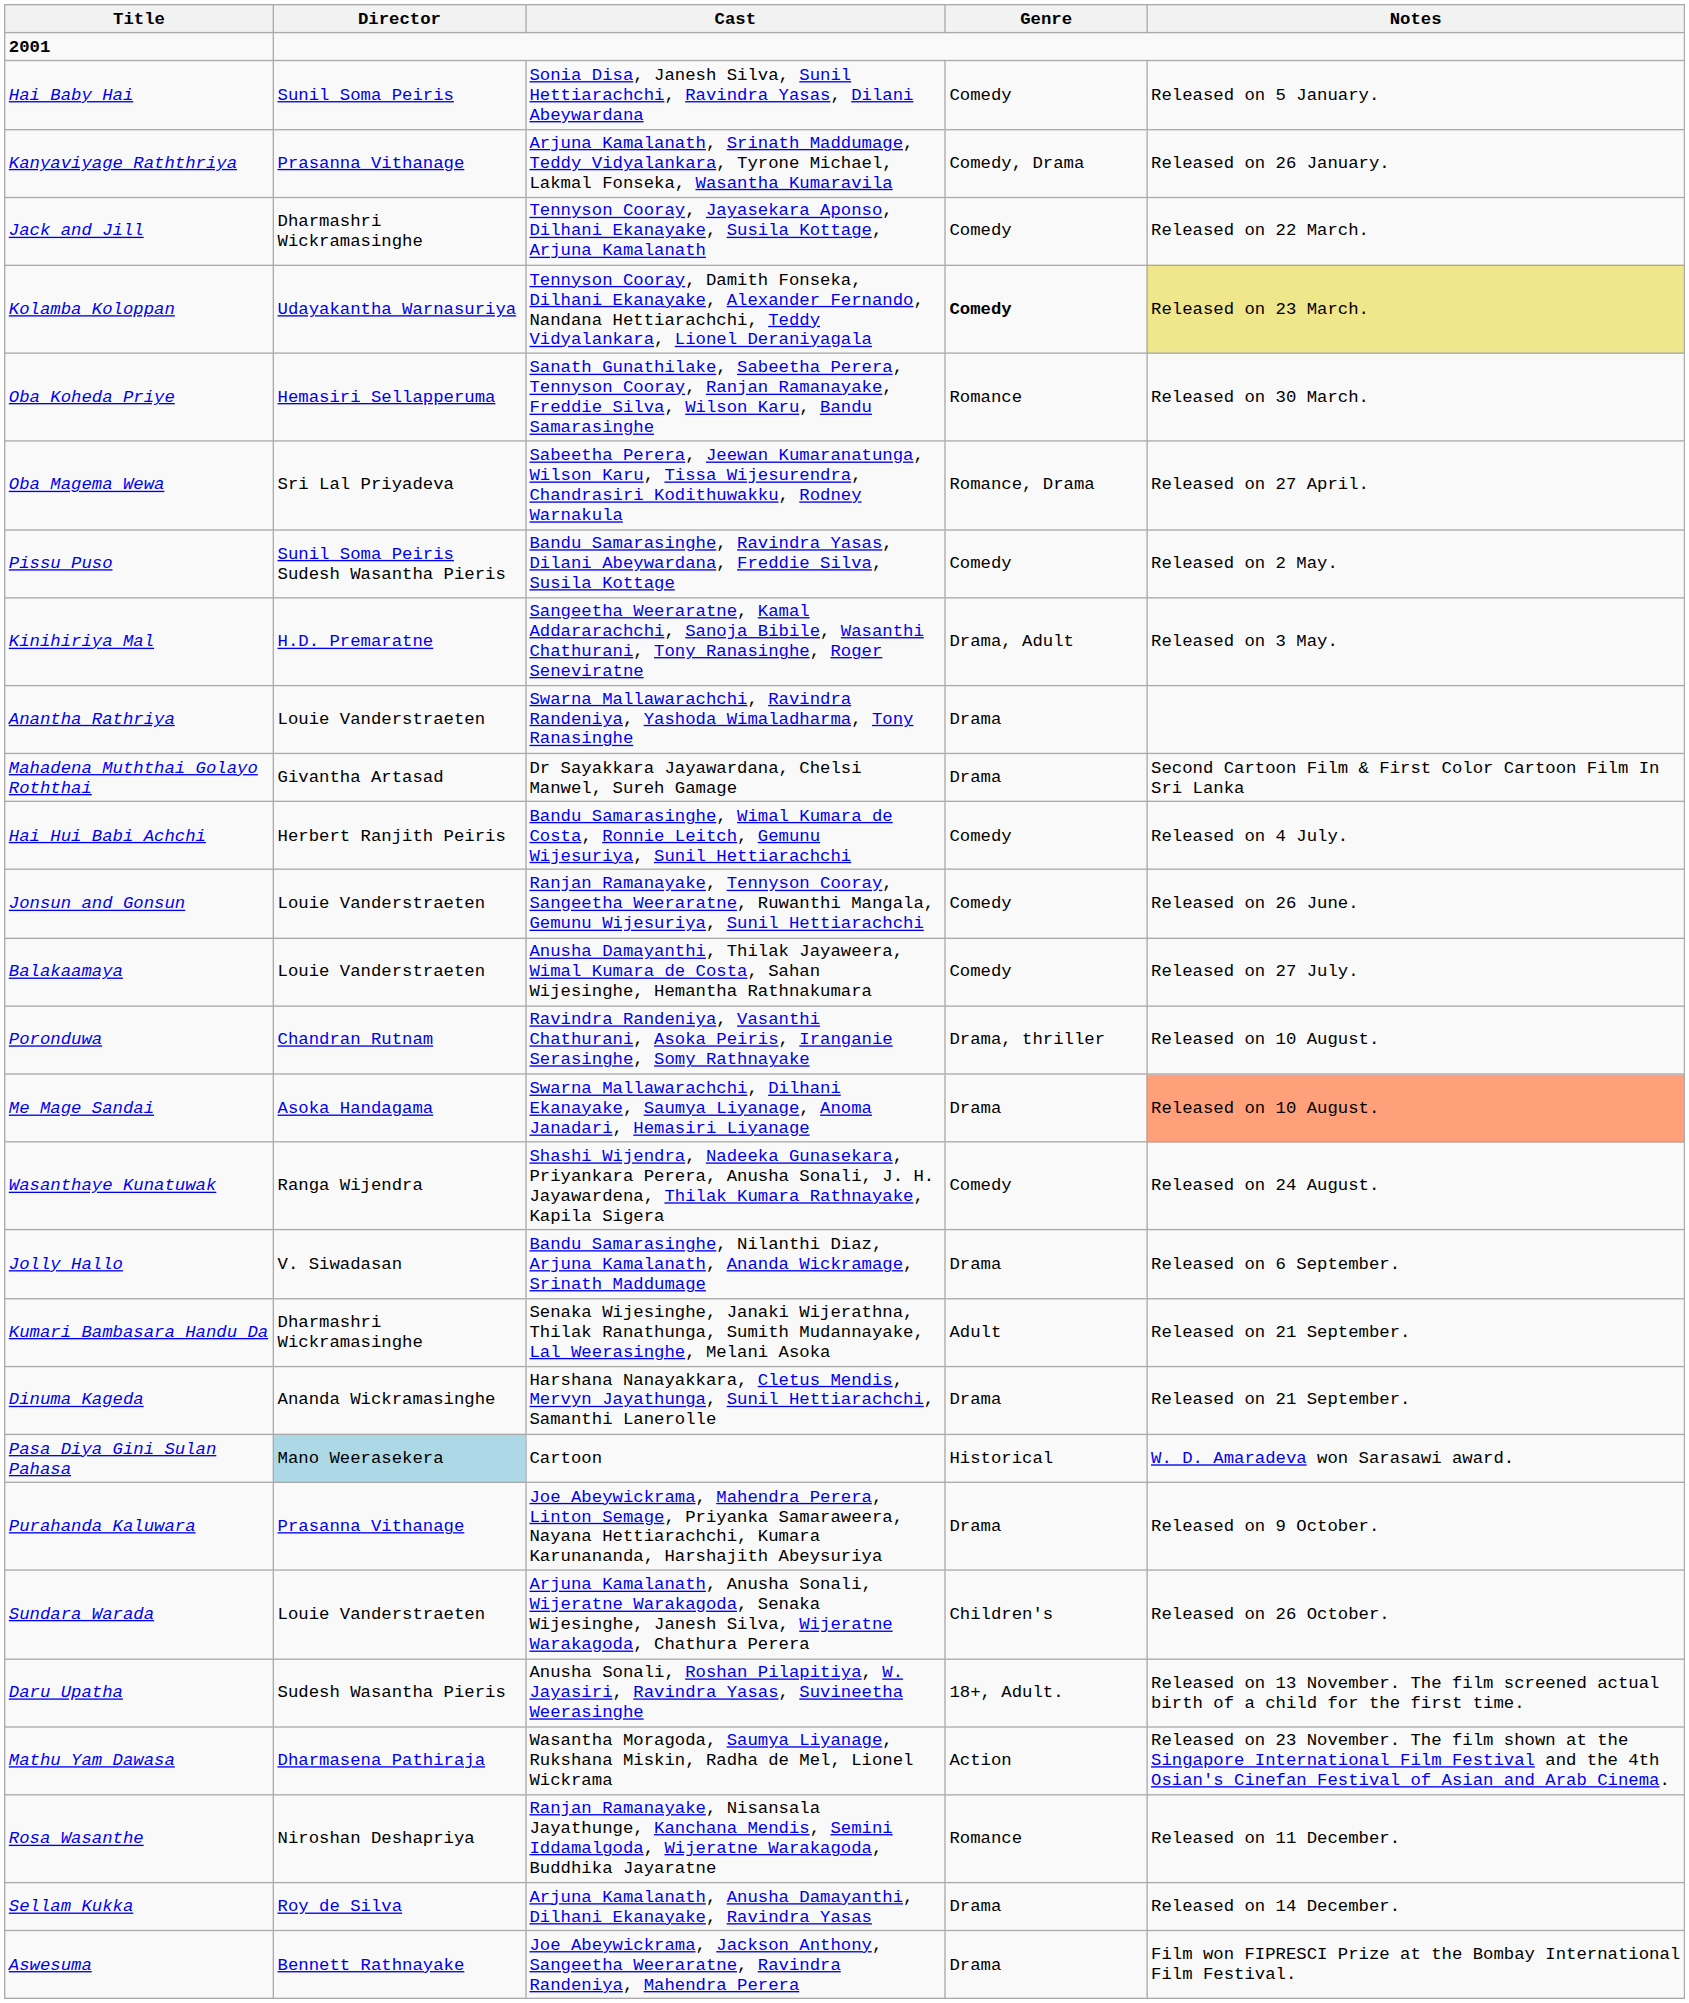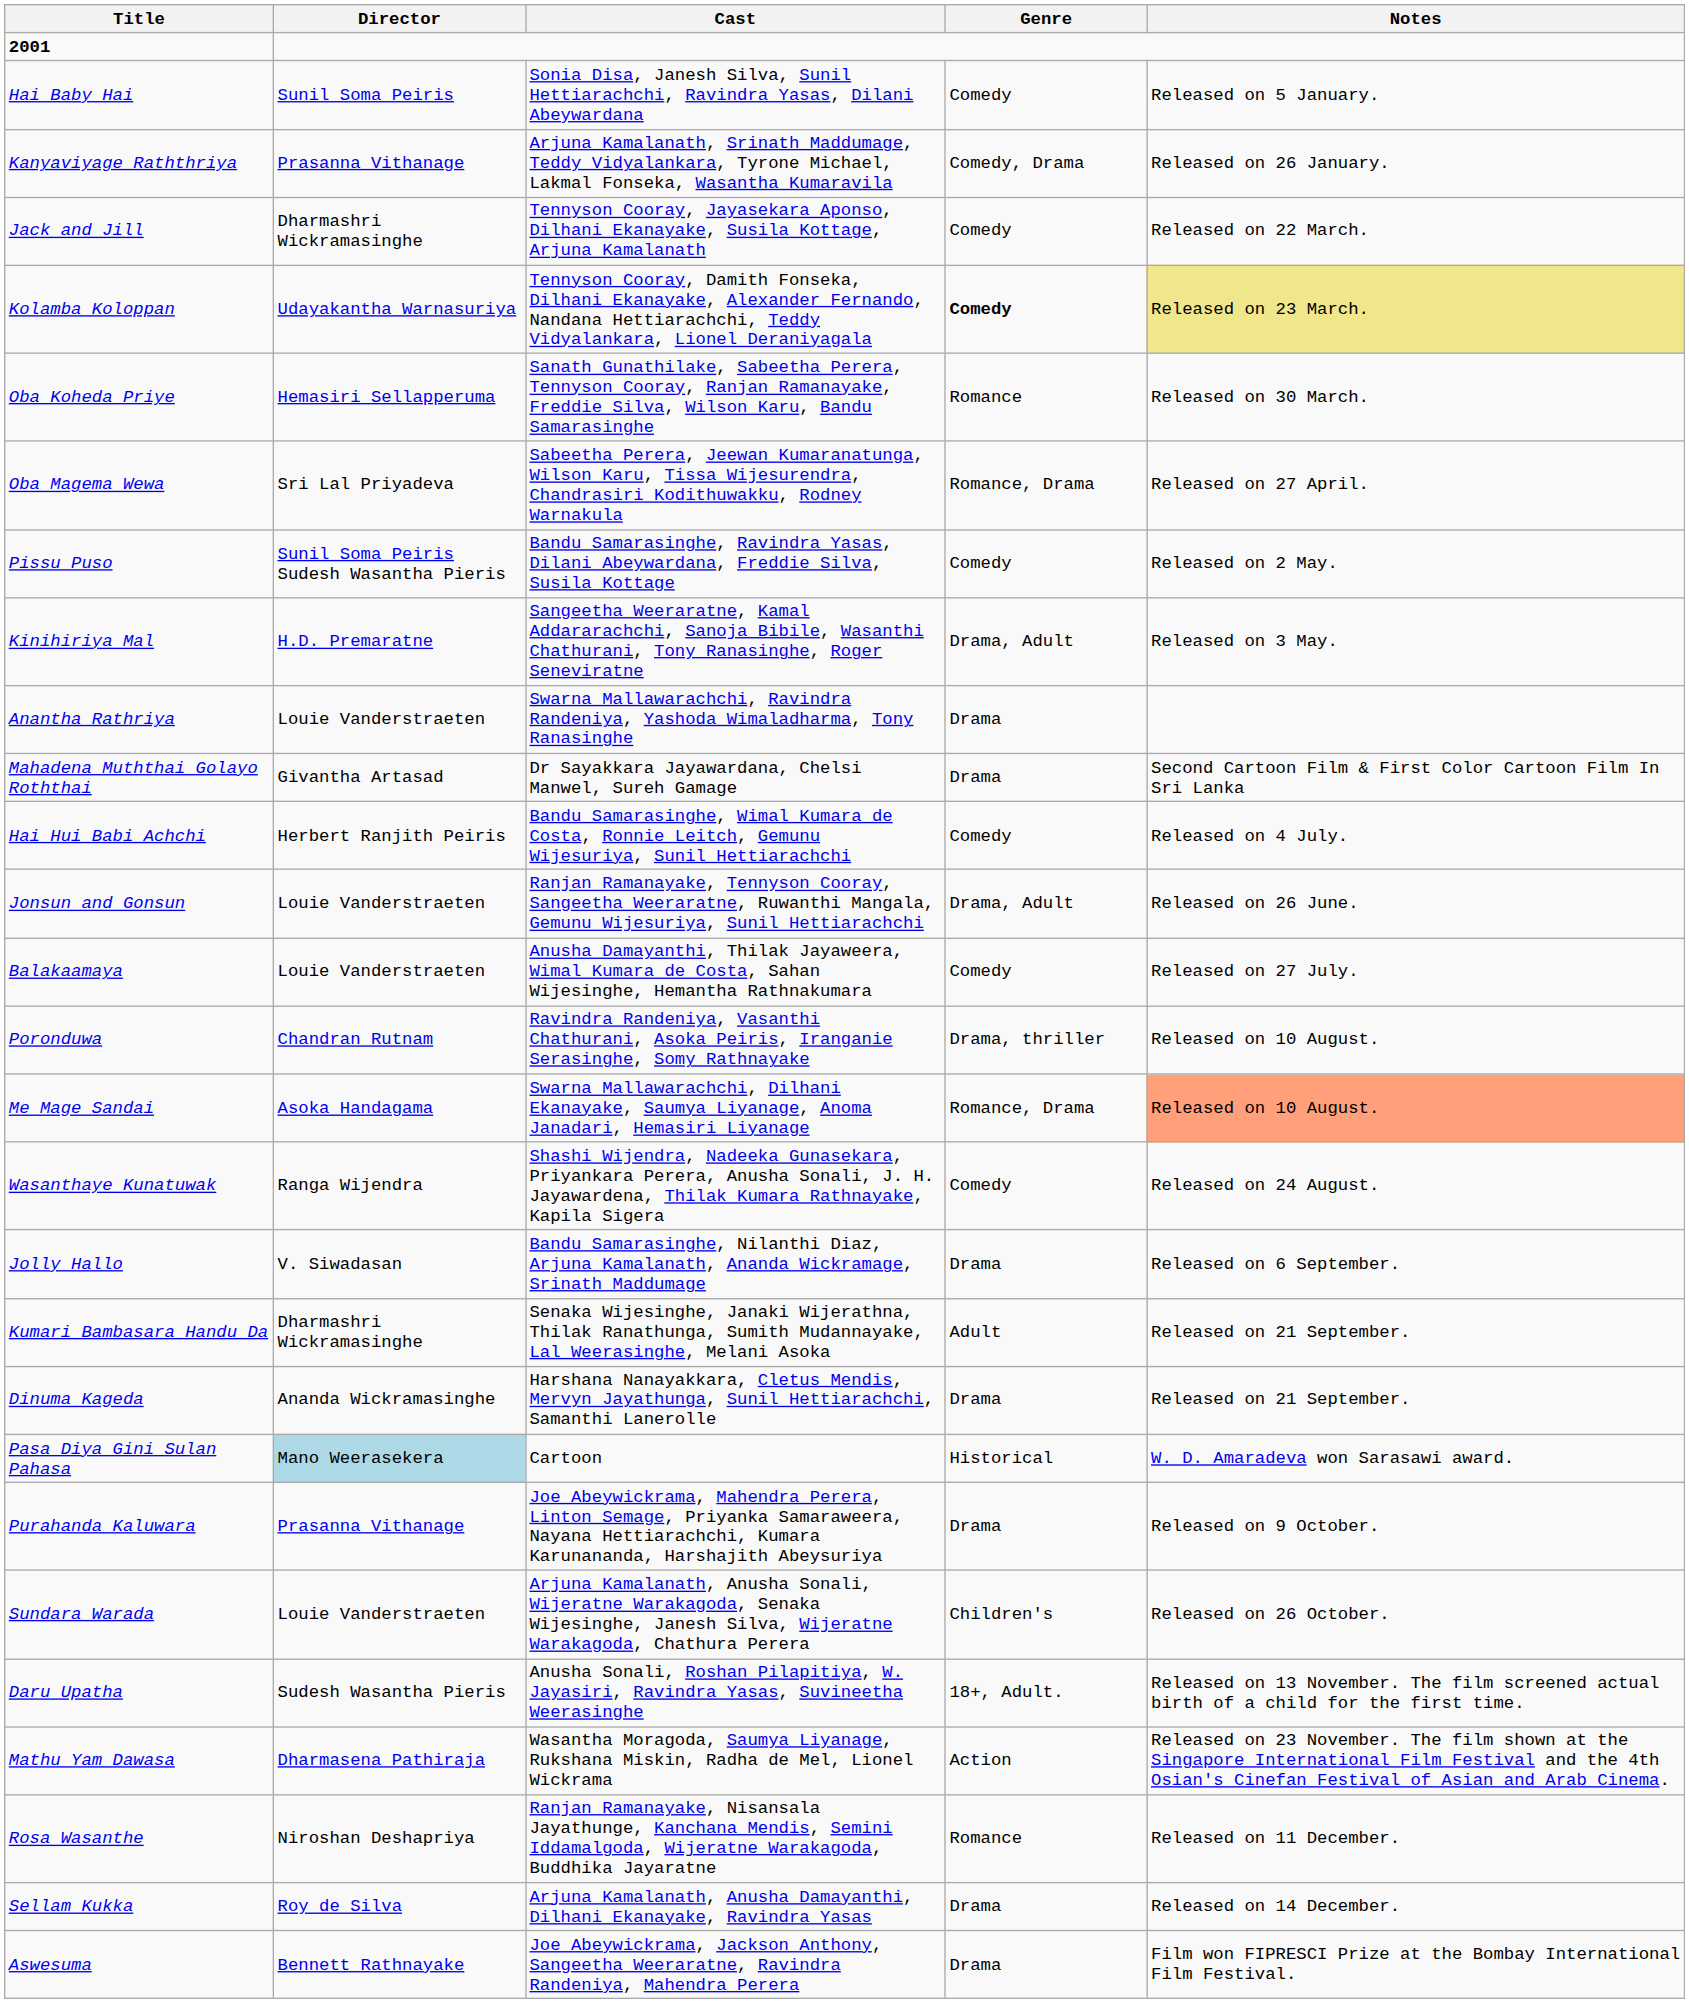(981, 904) Comedy -> (1012, 904) Drama, Adult
(975, 1108) Drama -> (1022, 1108) Romance, Drama
